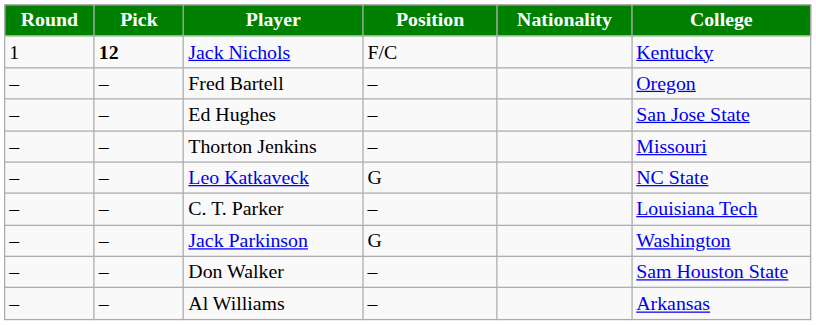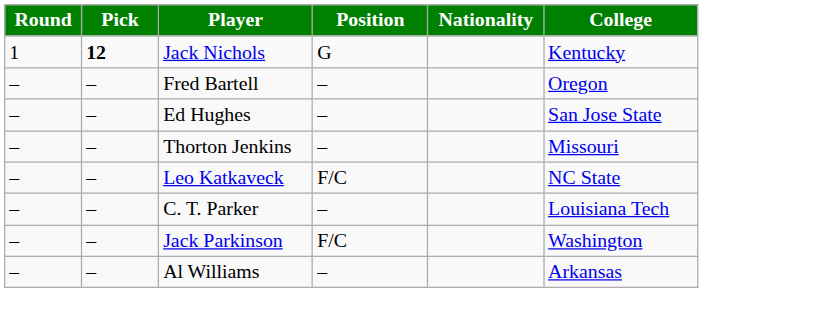(382, 51) F/C -> (324, 51) G
(375, 177) G -> (332, 177) F/C
(375, 240) G -> (332, 240) F/C
- row: (236, 271)
